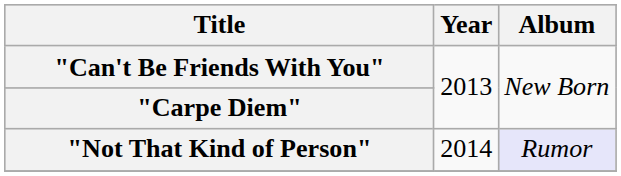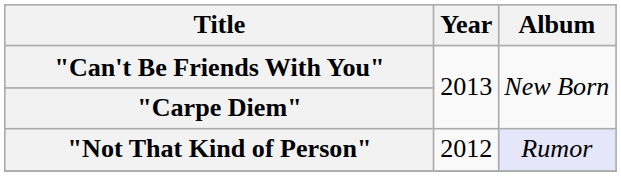(466, 149) 2014 -> (466, 149) 2012
